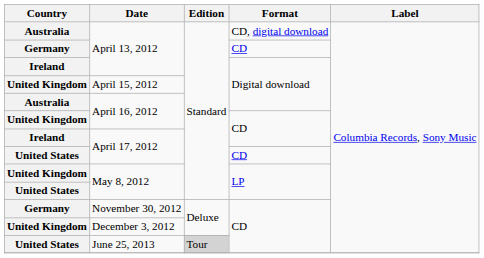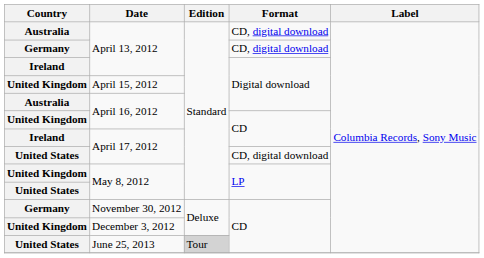(239, 48) CD -> (280, 48) CD, digital download
(239, 155) CD -> (280, 155) CD, digital download
